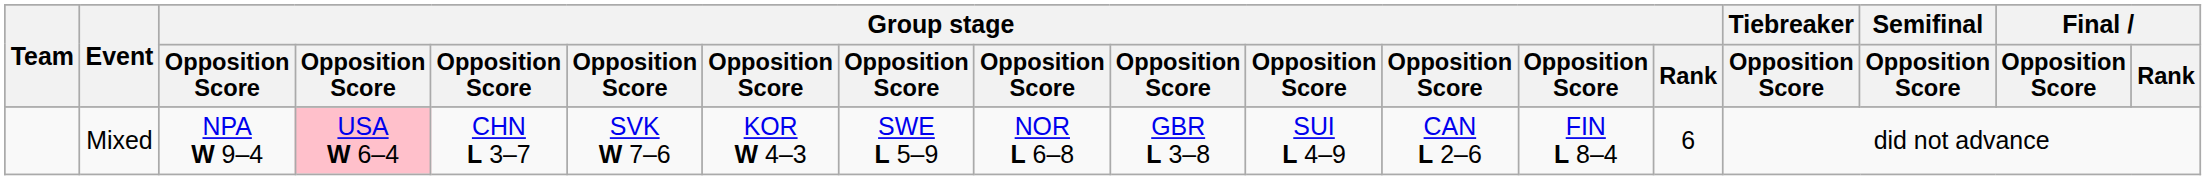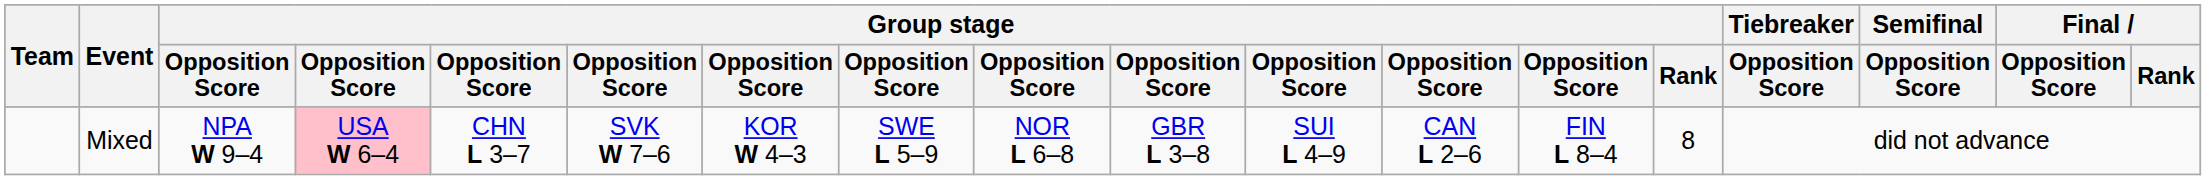(1688, 141) 6 -> (1688, 141) 8
